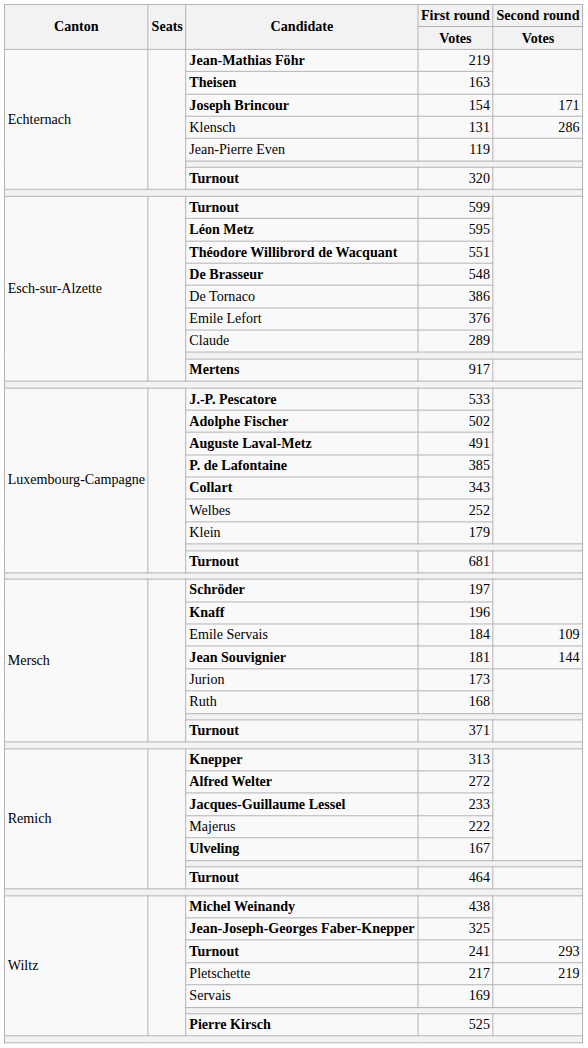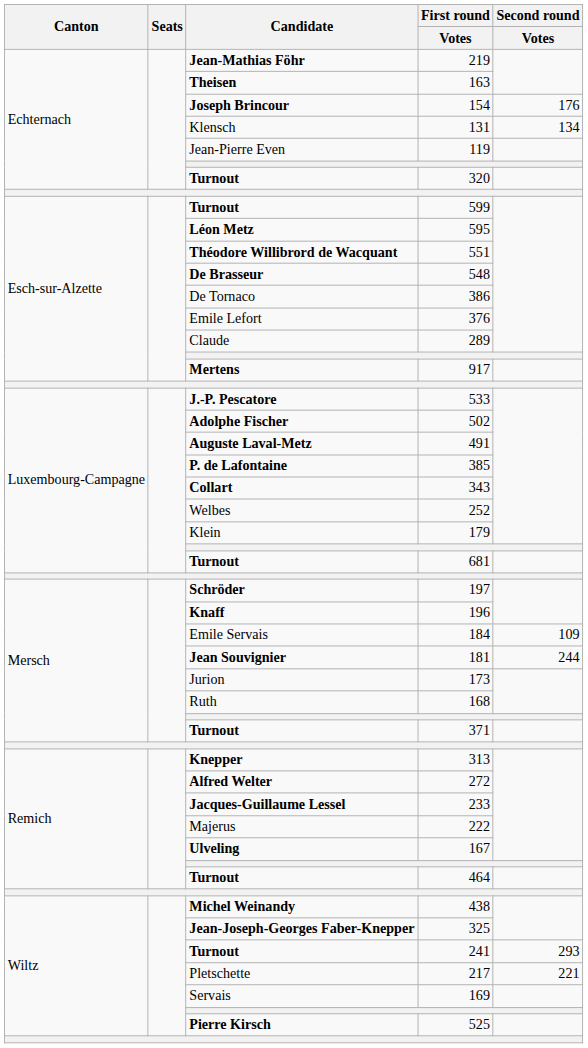(569, 104) 171 -> (569, 104) 176
(569, 127) 286 -> (569, 127) 134
(569, 657) 144 -> (569, 657) 244
(569, 973) 219 -> (569, 973) 221
